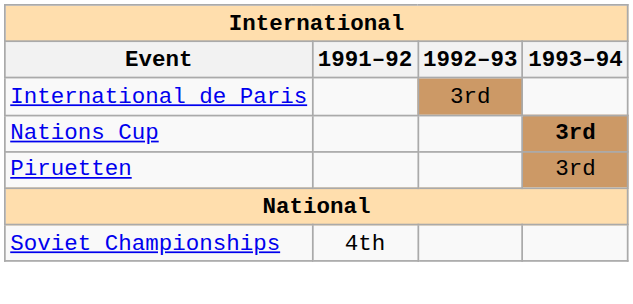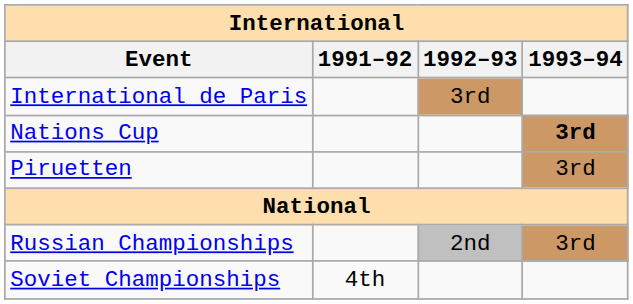+ row: (152, 243)
